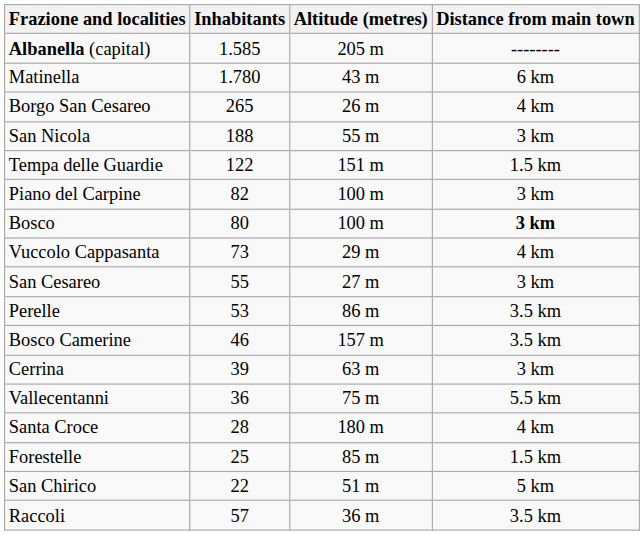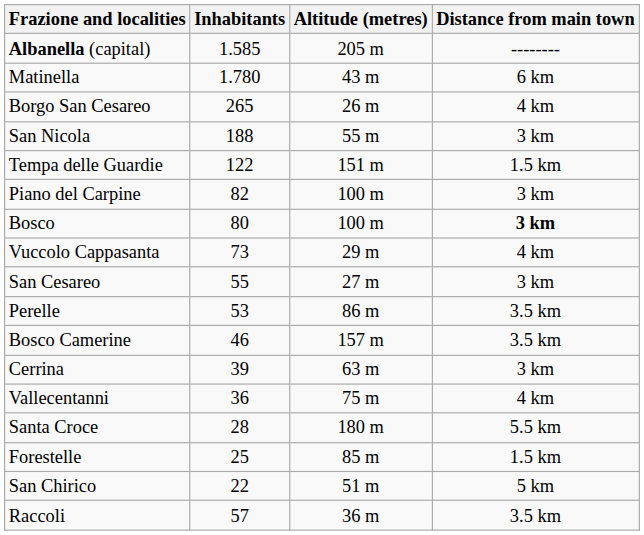(535, 398) 5.5 km -> (535, 398) 4 km
(535, 427) 4 km -> (535, 427) 5.5 km
